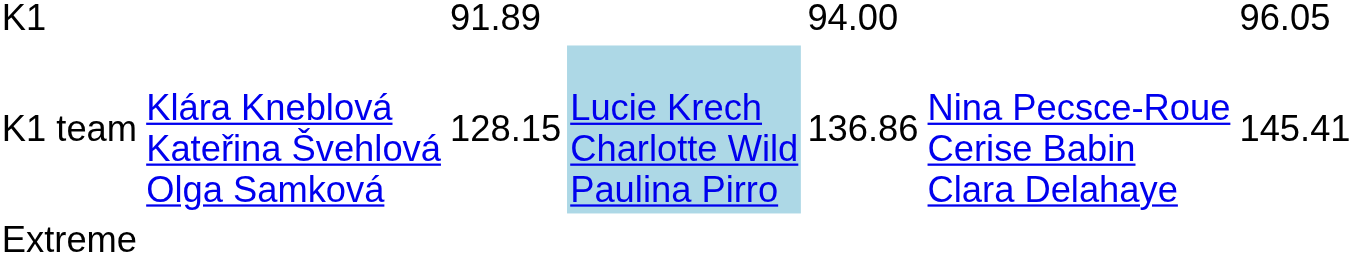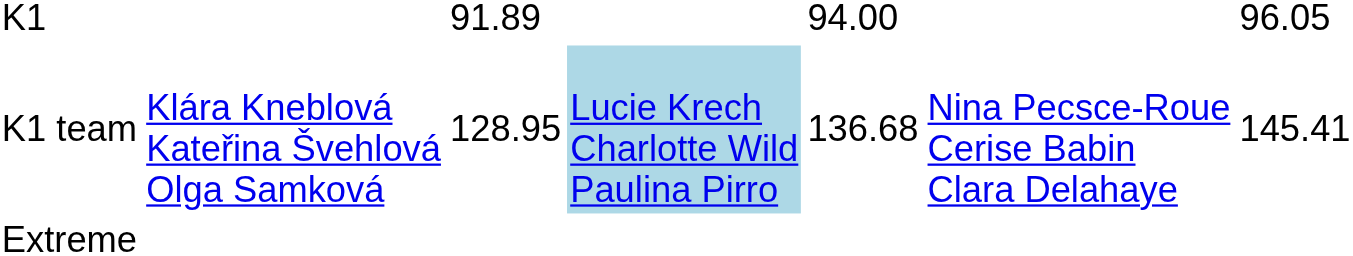(506, 128) 128.15 -> (506, 128) 128.95
(863, 128) 136.86 -> (863, 128) 136.68
